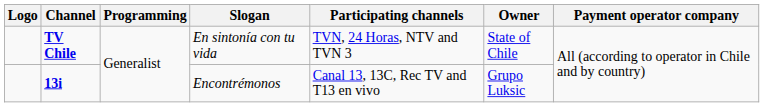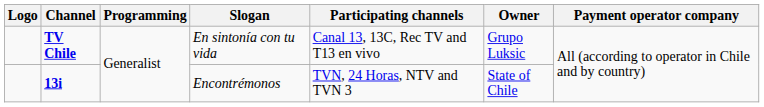(385, 45) TVN, 24 Horas, NTV and TVN 3 -> (390, 45) Canal 13, 13C, Rec TV and T13 en vivo
(509, 45) State of Chile -> (506, 45) Grupo Luksic
(390, 83) Canal 13, 13C, Rec TV and T13 en vivo -> (385, 83) TVN, 24 Horas, NTV and TVN 3
(506, 83) Grupo Luksic -> (509, 83) State of Chile
